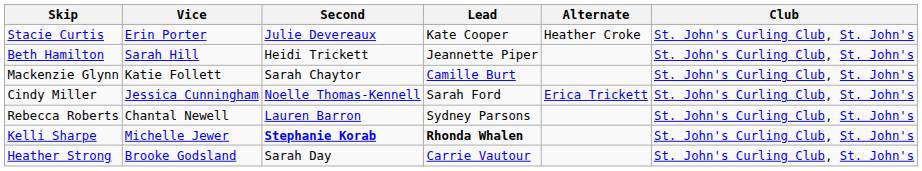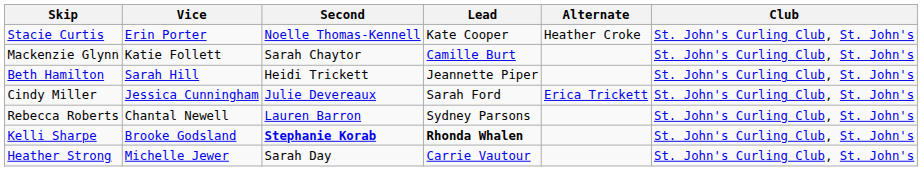(320, 35) Julie Devereaux -> (343, 35) Noelle Thomas-Kennell
rows swapped: (63, 75) <-> (56, 55)
(343, 95) Noelle Thomas-Kennell -> (320, 95) Julie Devereaux
(177, 135) Michelle Jewer -> (181, 135) Brooke Godsland
(181, 155) Brooke Godsland -> (177, 155) Michelle Jewer
